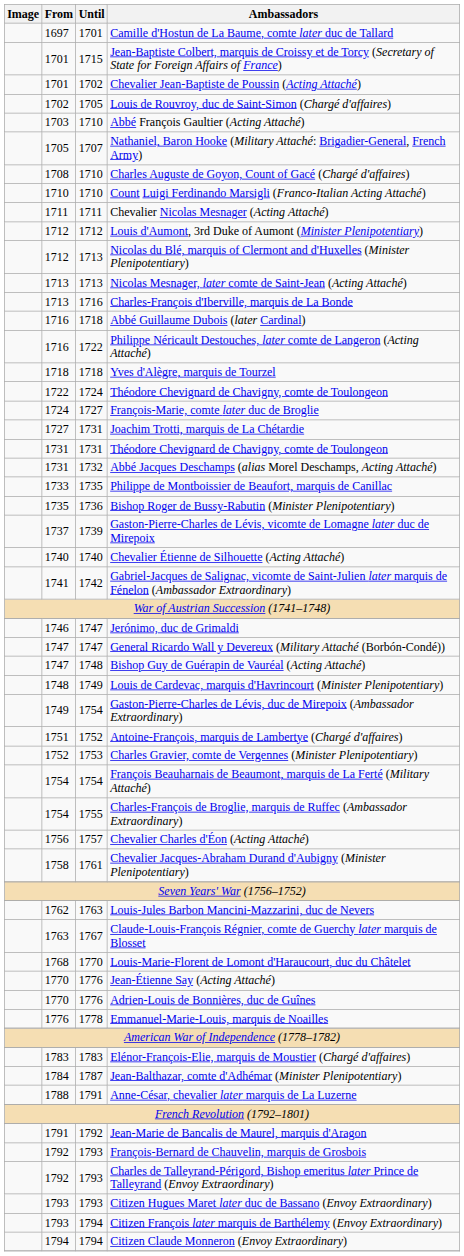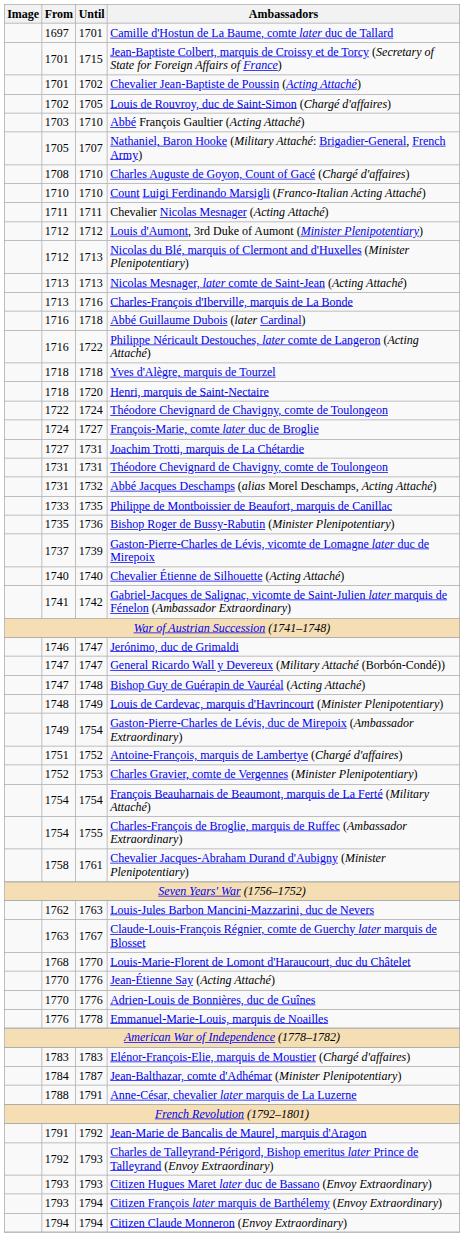+ row: (57, 391)
- row: (57, 839)
- row: (57, 1152)
